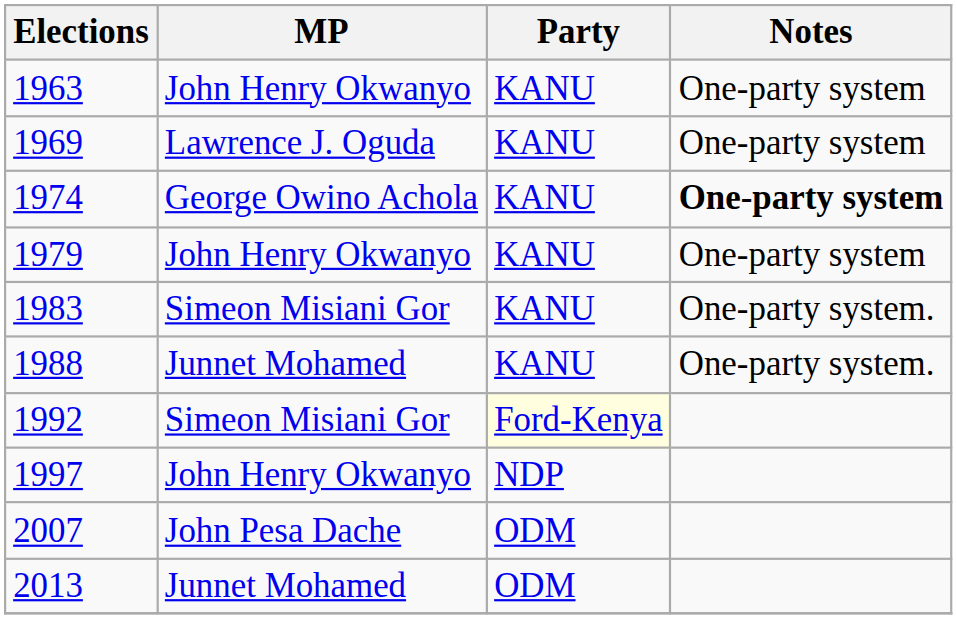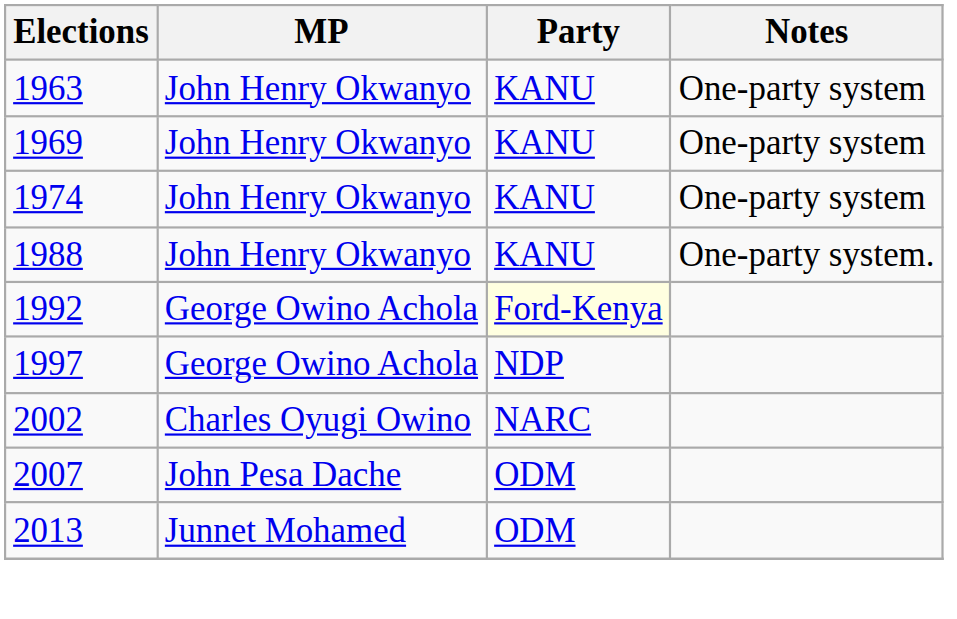(300, 142) Lawrence J. Oguda -> (318, 142) John Henry Okwanyo
(321, 198) George Owino Achola -> (318, 198) John Henry Okwanyo
(811, 198) bold -> (802, 198) normal
- row: (48, 253)
- row: (48, 308)
(285, 364) Junnet Mohamed -> (318, 253) John Henry Okwanyo
(307, 419) Simeon Misiani Gor -> (321, 308) George Owino Achola
(318, 474) John Henry Okwanyo -> (321, 364) George Owino Achola
+ row: (48, 419)
